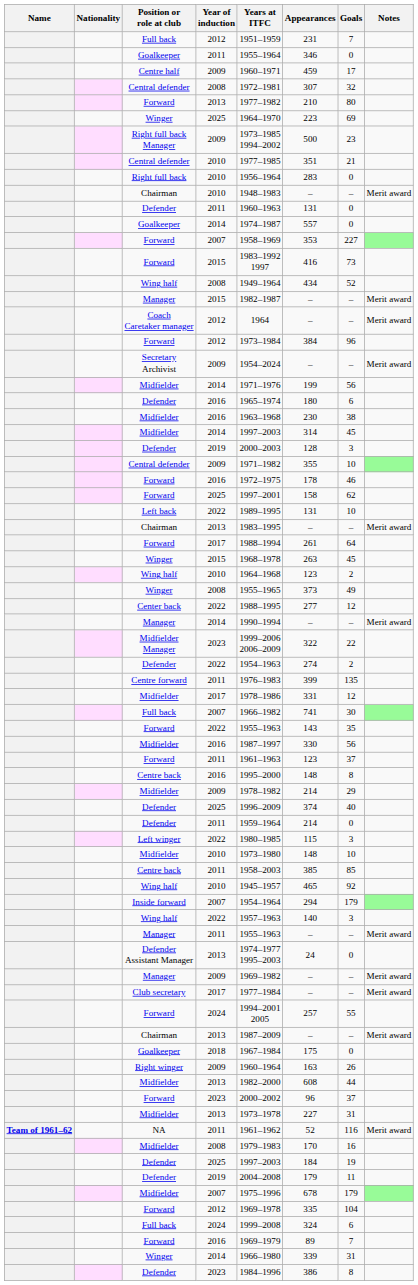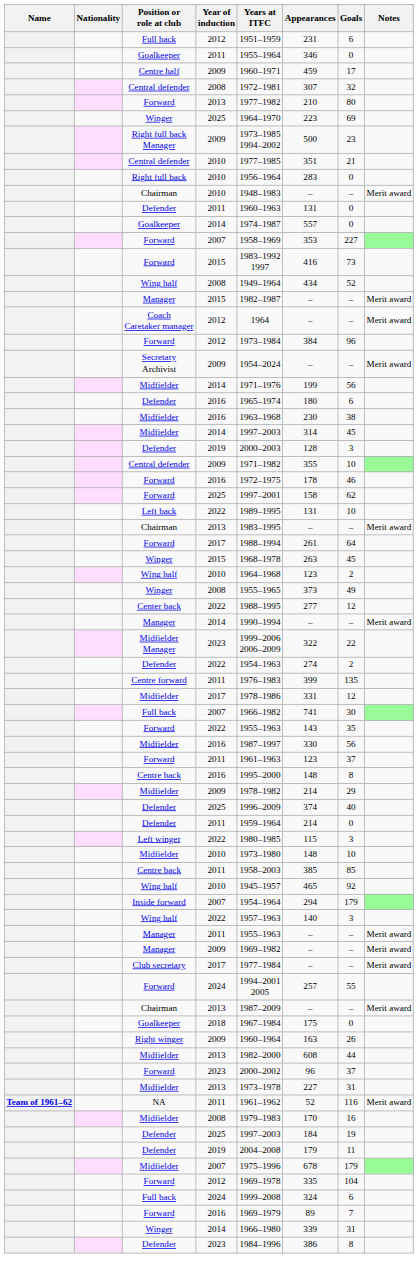(351, 39) 7 -> (351, 39) 6
- row: (159, 955)
